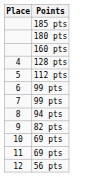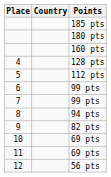+ column: (51, 11)
